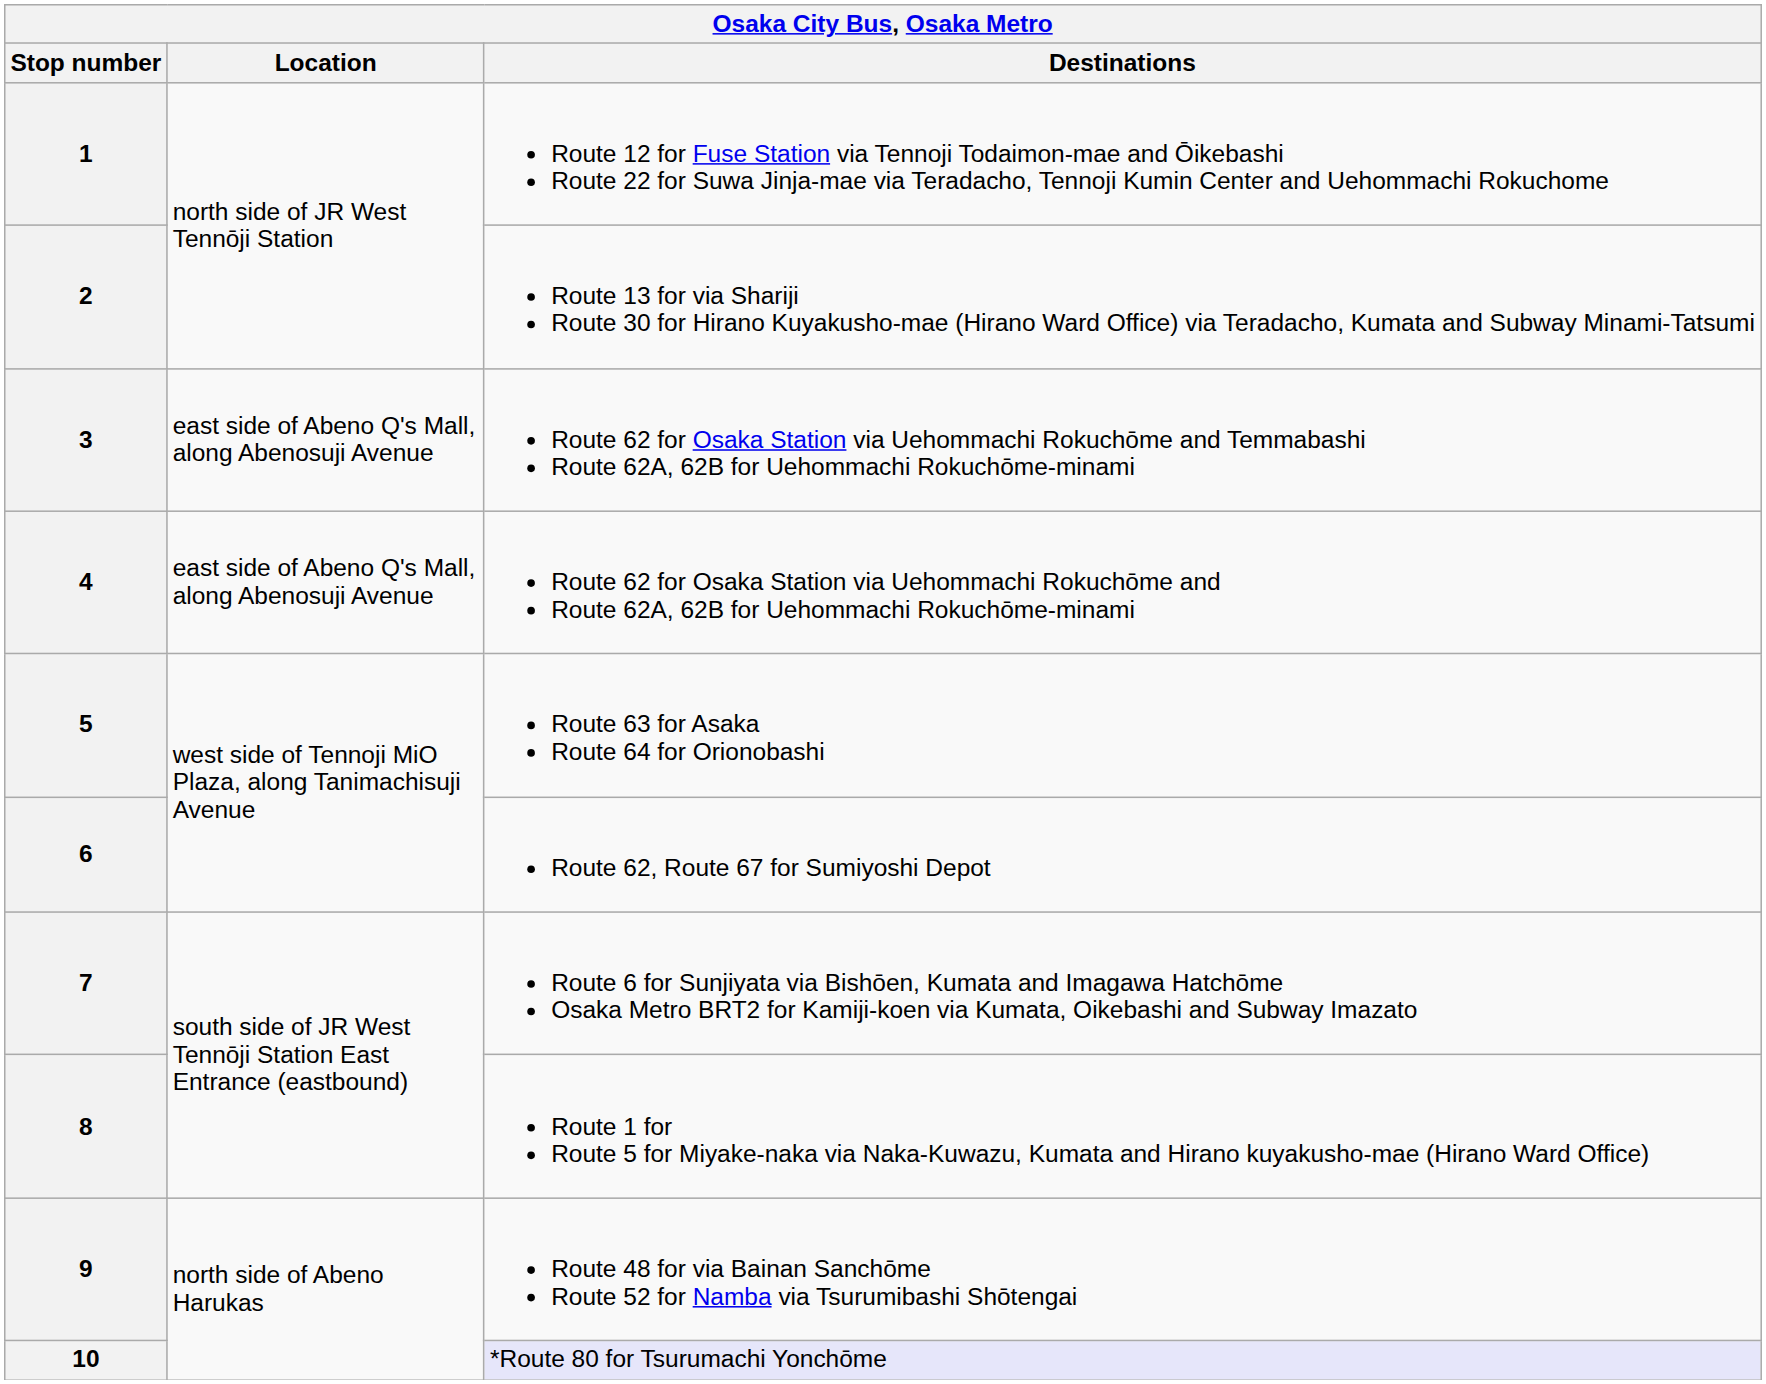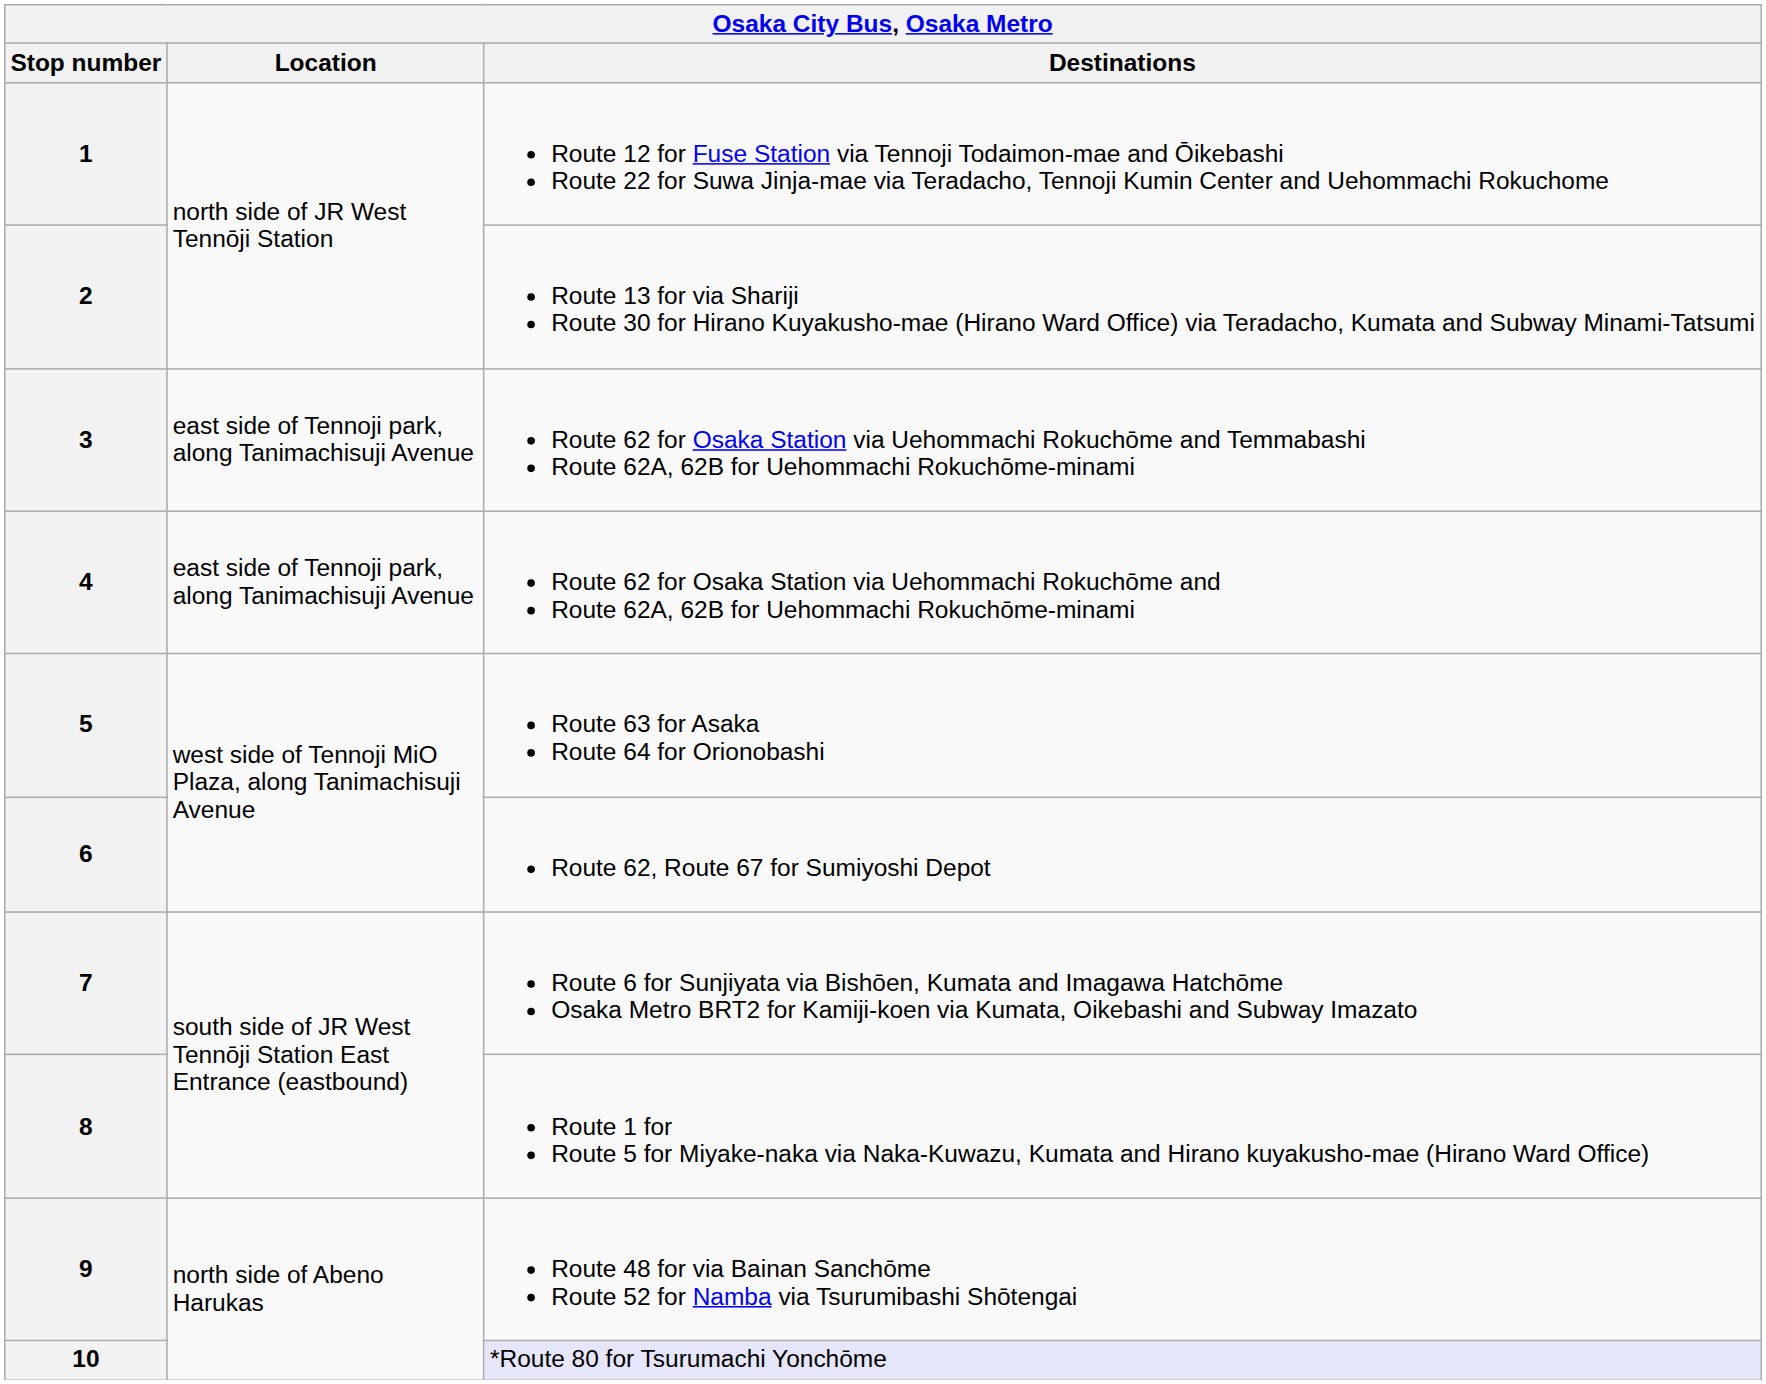(324, 439) east side of Abeno Q's Mall, along Abenosuji Avenue -> (323, 439) east side of Tennoji park, along Tanimachisuji Avenue
(324, 582) east side of Abeno Q's Mall, along Abenosuji Avenue -> (323, 582) east side of Tennoji park, along Tanimachisuji Avenue
